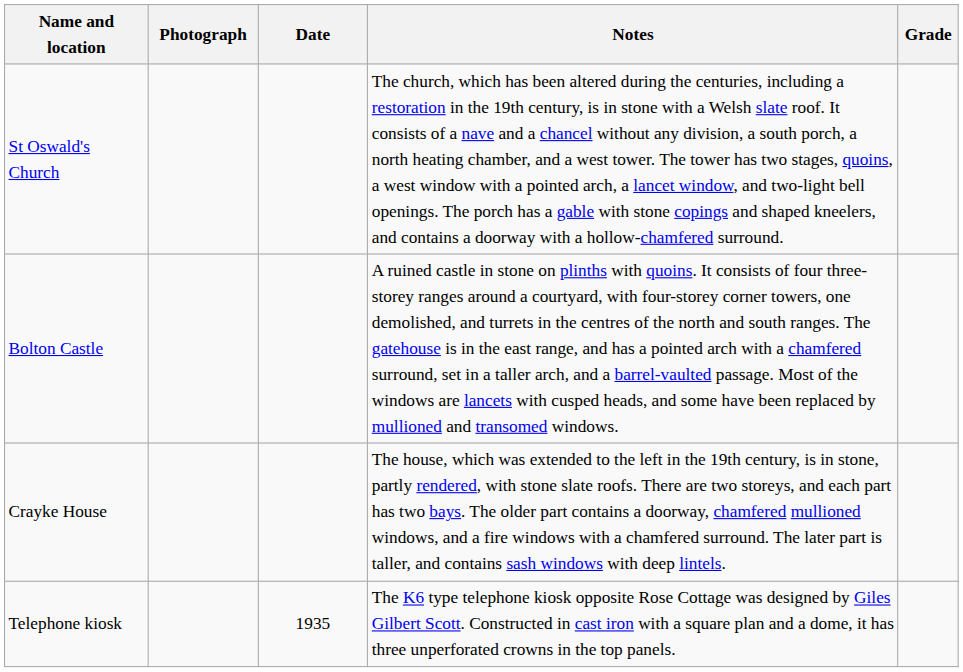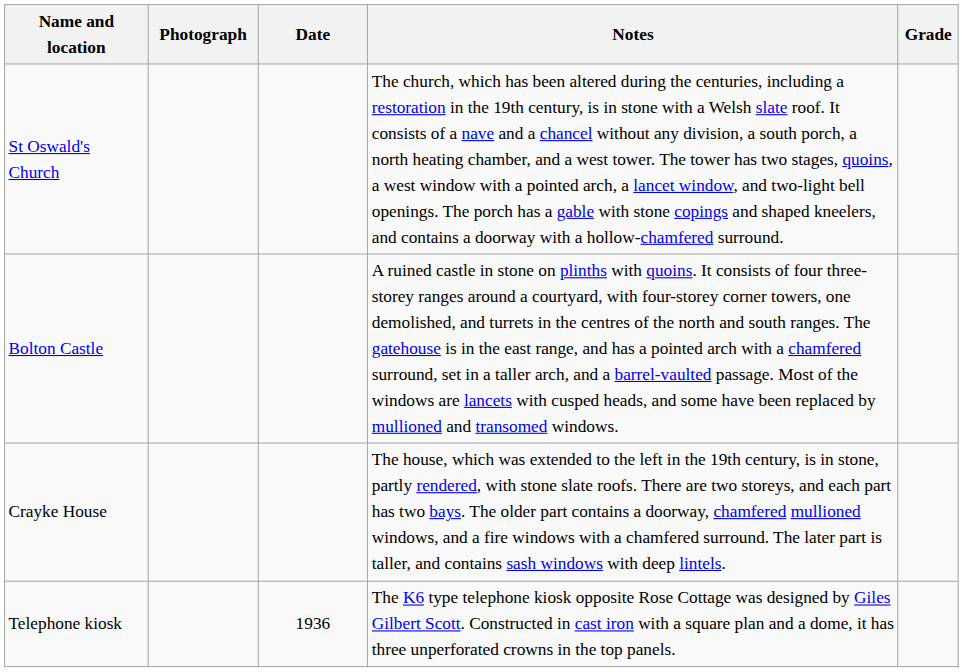(313, 623) 1935 -> (313, 623) 1936
